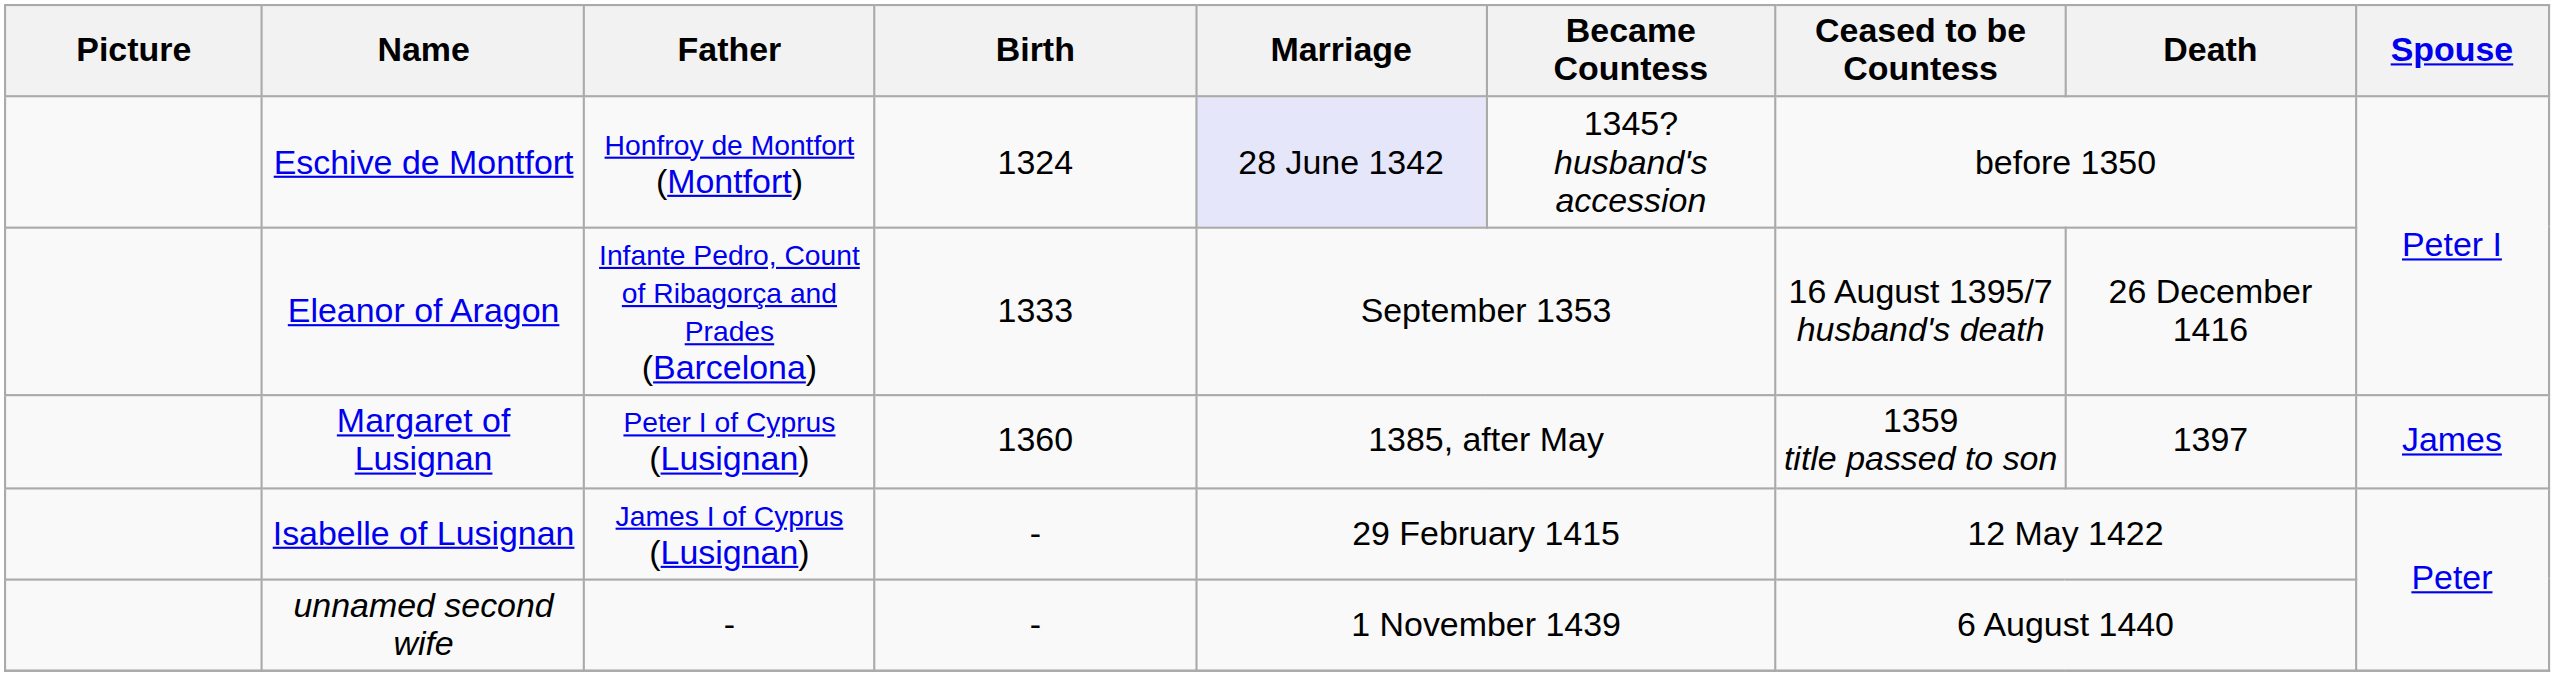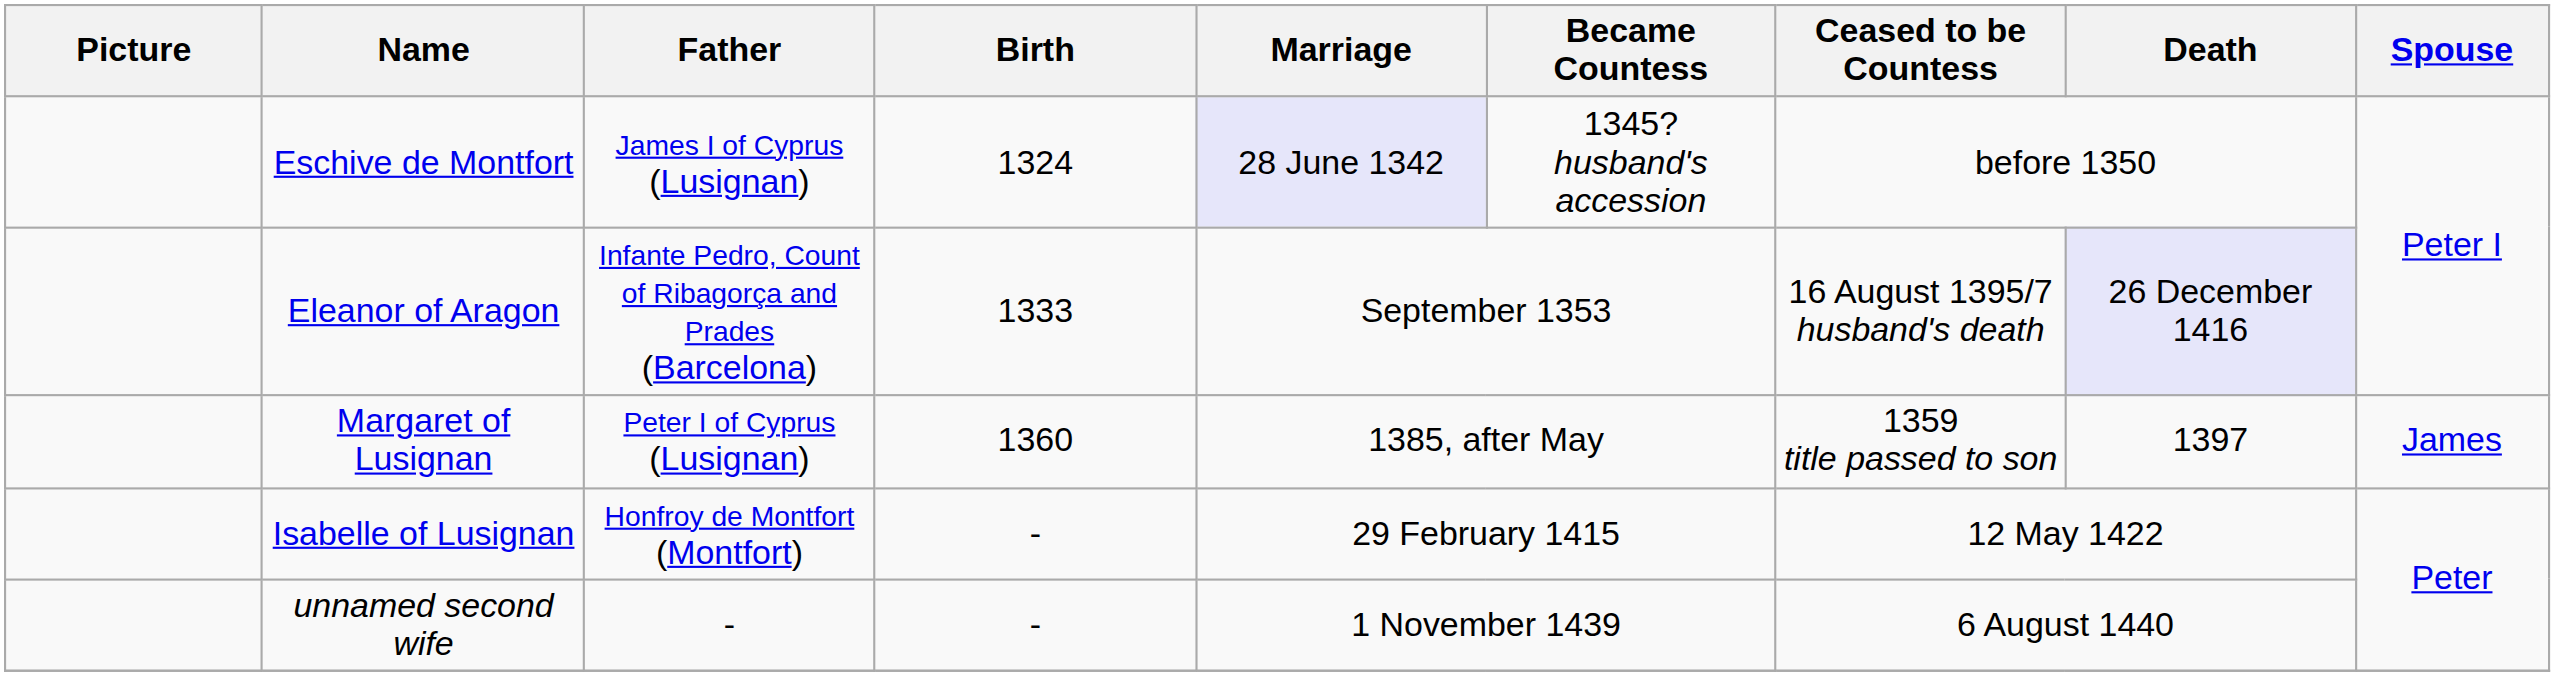(729, 163) Honfroy de Montfort (Montfort) -> (729, 163) James I of Cyprus (Lusignan)
(2210, 310) no background -> (2210, 310) lavender background
(729, 534) James I of Cyprus (Lusignan) -> (729, 534) Honfroy de Montfort (Montfort)
